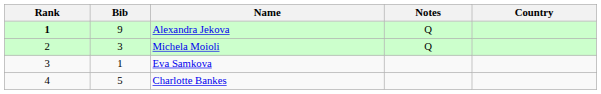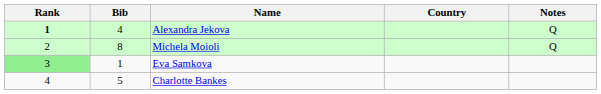columns swapped: (534, 13) <-> (428, 13)
(120, 30) 9 -> (120, 30) 4
(120, 47) 3 -> (120, 47) 8
(47, 64) no background -> (47, 64) lightgreen background
